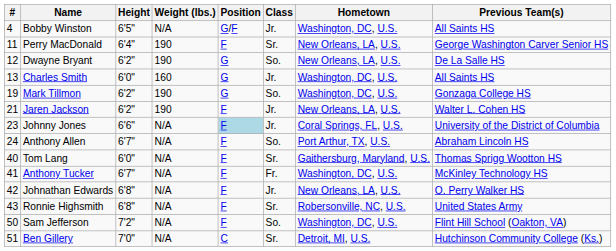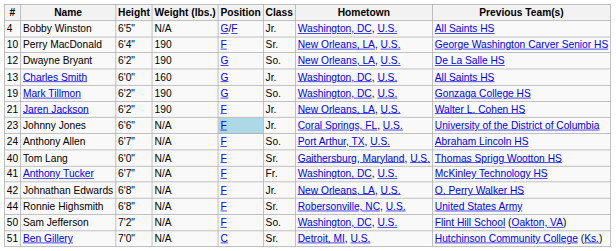(12, 45) 11 -> (12, 45) 10
(12, 207) 43 -> (12, 207) 44
